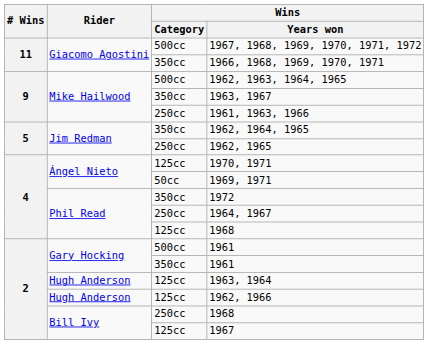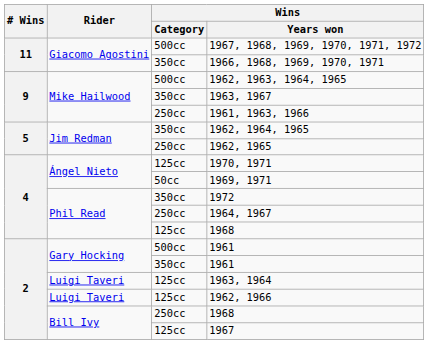(90, 281) Hugh Anderson -> (87, 281) Luigi Taveri
(90, 298) Hugh Anderson -> (87, 298) Luigi Taveri
